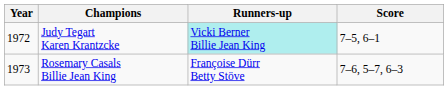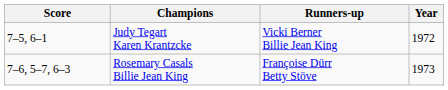columns swapped: (21, 13) <-> (390, 13)
(228, 38) paleturquoise background -> (300, 38) no background
